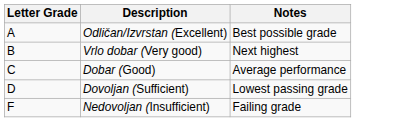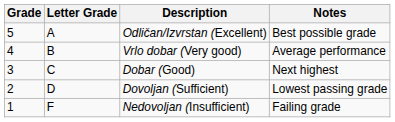+ column: (24, 13)
(265, 51) Next highest -> (329, 51) Average performance
(289, 70) Average performance -> (305, 70) Next highest
